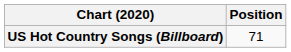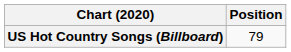(256, 36) 71 -> (256, 36) 79
